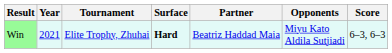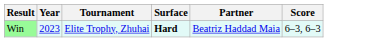- column: (315, 12)
(50, 34) 2021 -> (50, 28) 2023
